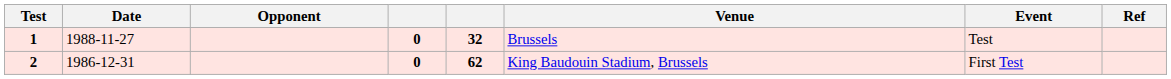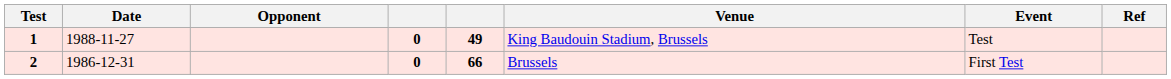(475, 39) 32 -> (475, 39) 49
(532, 39) Brussels -> (608, 39) King Baudouin Stadium, Brussels
(475, 62) 62 -> (475, 62) 66
(608, 62) King Baudouin Stadium, Brussels -> (532, 62) Brussels
